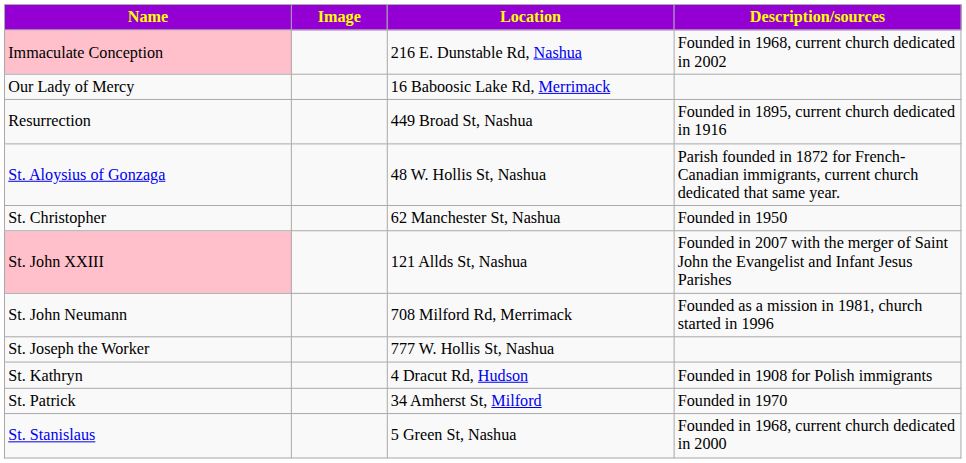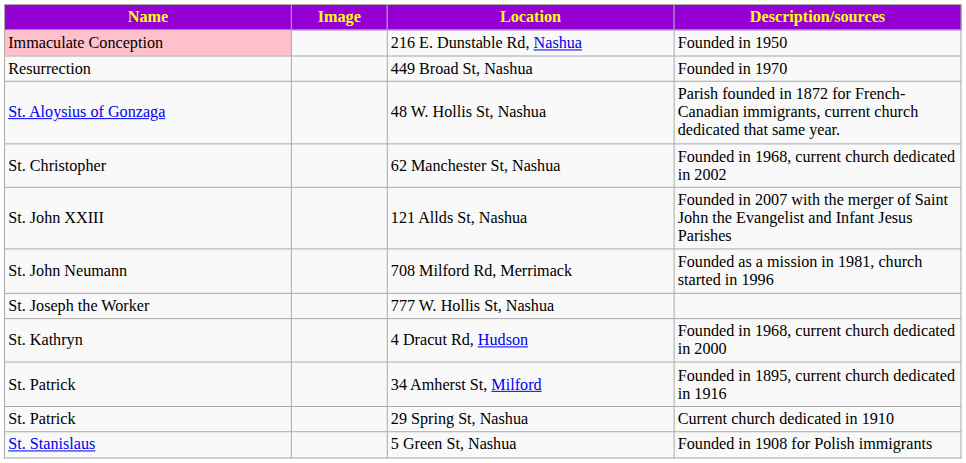(816, 52) Founded in 1968, current church dedicated in 2002 -> (733, 42) Founded in 1950
- row: (501, 86)
(816, 121) Founded in 1895, current church dedicated in 1916 -> (733, 68) Founded in 1970
(733, 218) Founded in 1950 -> (816, 165) Founded in 1968, current church dedicated in 2002
(56, 261) pink background -> (56, 218) no background
(805, 375) Founded in 1908 for Polish immigrants -> (816, 340) Founded in 1968, current church dedicated in 2000
(733, 400) Founded in 1970 -> (816, 384) Founded in 1895, current church dedicated in 1916
+ row: (459, 419)
(816, 435) Founded in 1968, current church dedicated in 2000 -> (805, 444) Founded in 1908 for Polish immigrants
